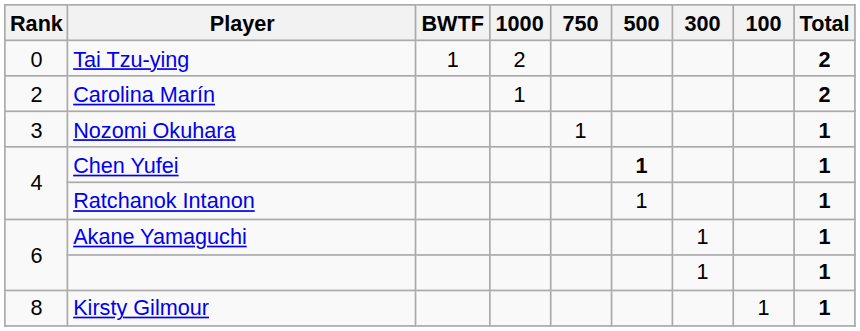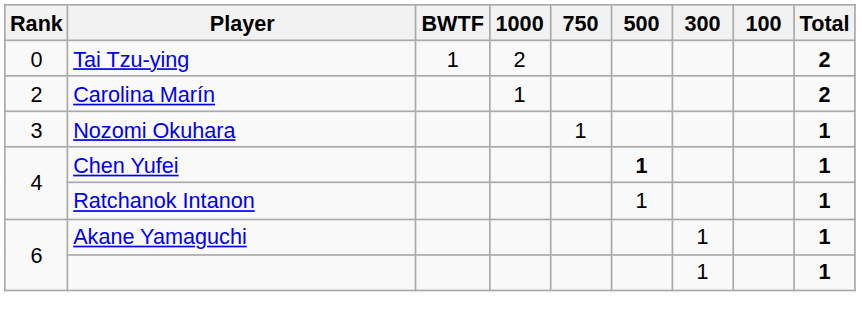- row: (141, 308)
